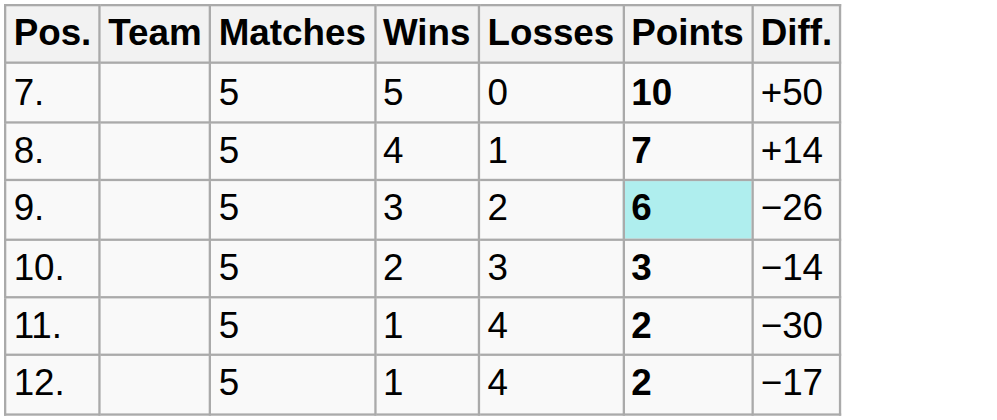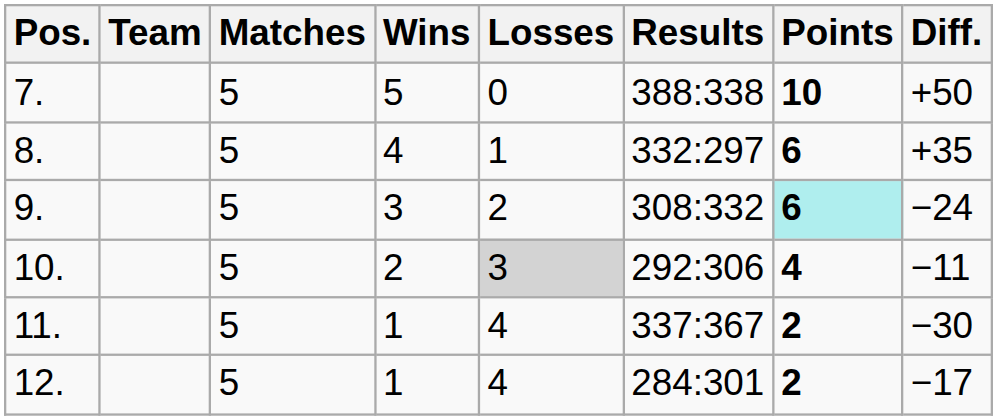+ column: (698, 33)
(641, 150) 7 -> (791, 150) 6
(792, 150) +14 -> (942, 150) +35
(792, 208) −26 -> (942, 208) −24
(498, 267) no background -> (498, 267) lightgrey background
(641, 267) 3 -> (791, 267) 4
(792, 267) −14 -> (941, 267) −11
